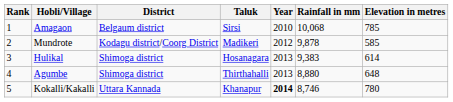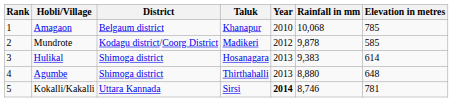(232, 27) Sirsi -> (242, 27) Khanapur
(242, 89) Khanapur -> (232, 89) Sirsi
(372, 89) 780 -> (372, 89) 781
